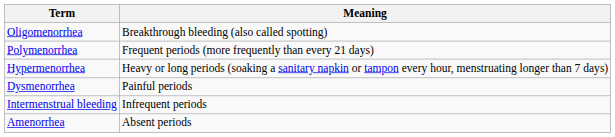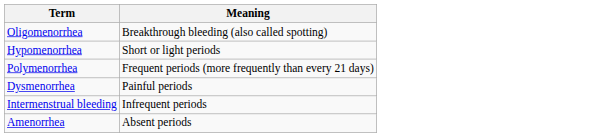+ row: (44, 50)
- row: (46, 68)
